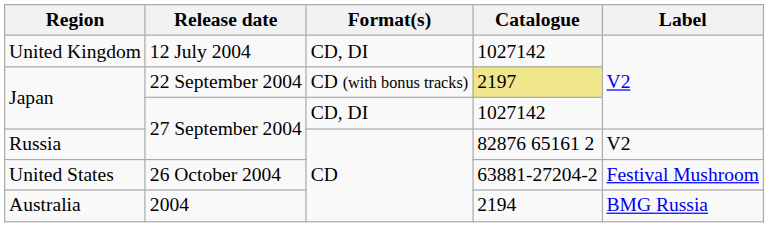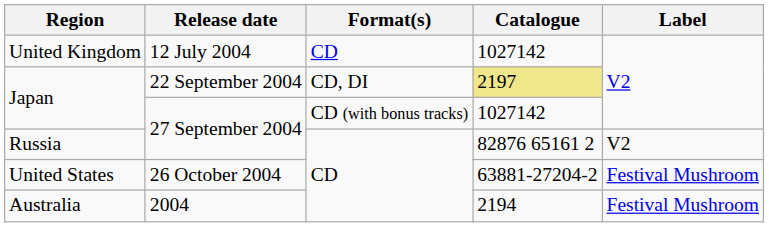(339, 50) CD, DI -> (324, 50) CD
(389, 81) CD (with bonus tracks) -> (339, 81) CD, DI
(339, 112) CD, DI -> (389, 112) CD (with bonus tracks)
(657, 205) BMG Russia -> (683, 205) Festival Mushroom
